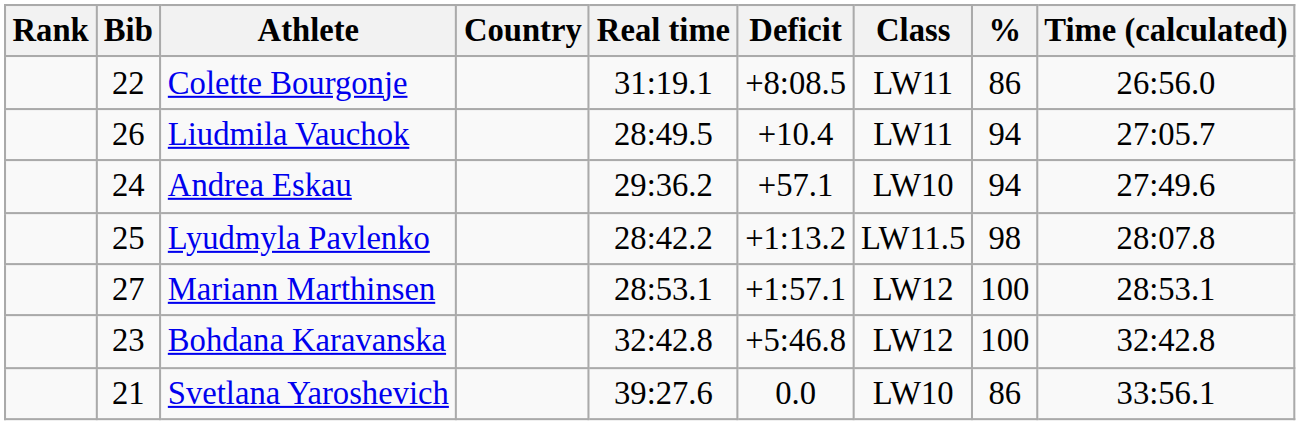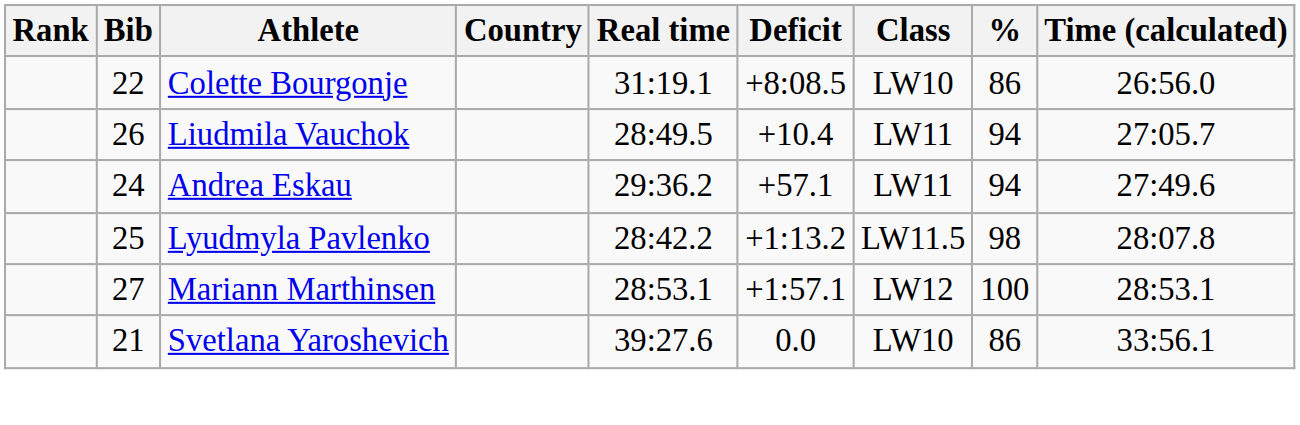(913, 82) LW11 -> (913, 82) LW10
(913, 185) LW10 -> (913, 185) LW11
- row: (307, 340)
